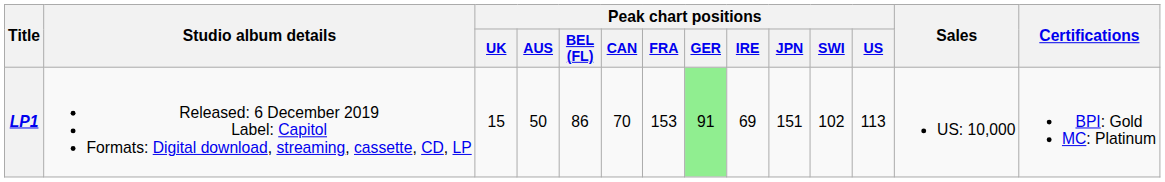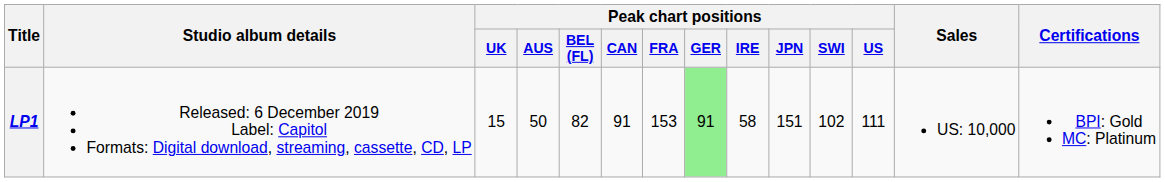(580, 121) 86 -> (580, 121) 82
(622, 121) 70 -> (622, 121) 91
(748, 121) 69 -> (748, 121) 58
(873, 121) 113 -> (873, 121) 111
